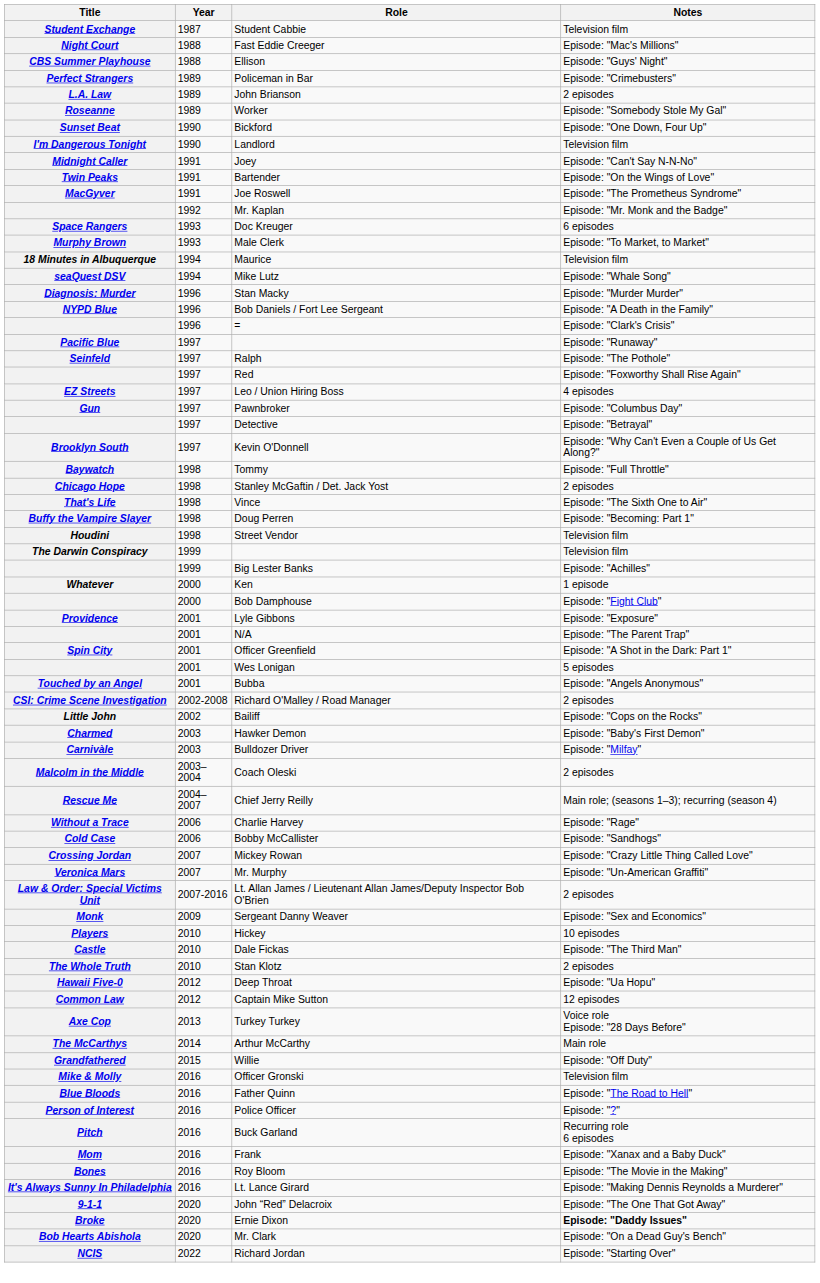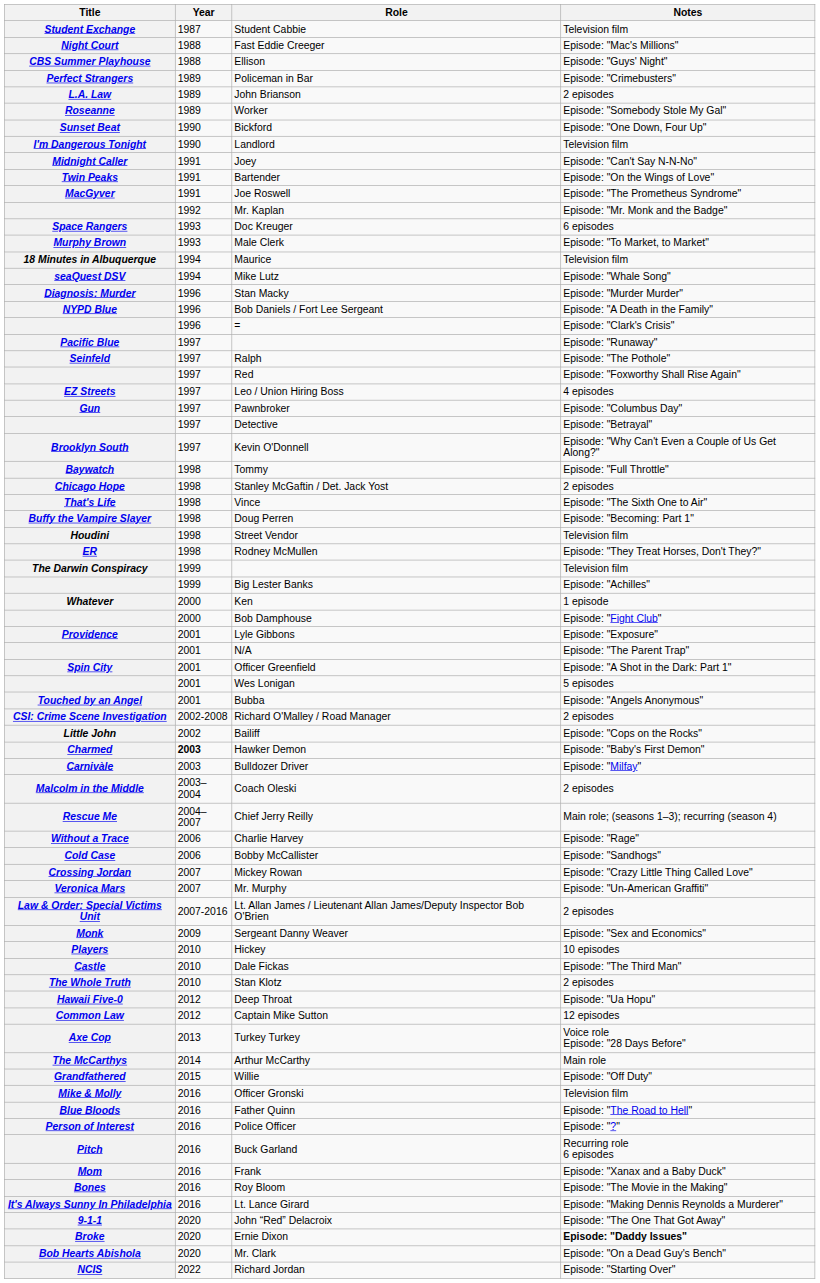+ row: (90, 552)
(189, 733) normal -> (189, 750) bold
